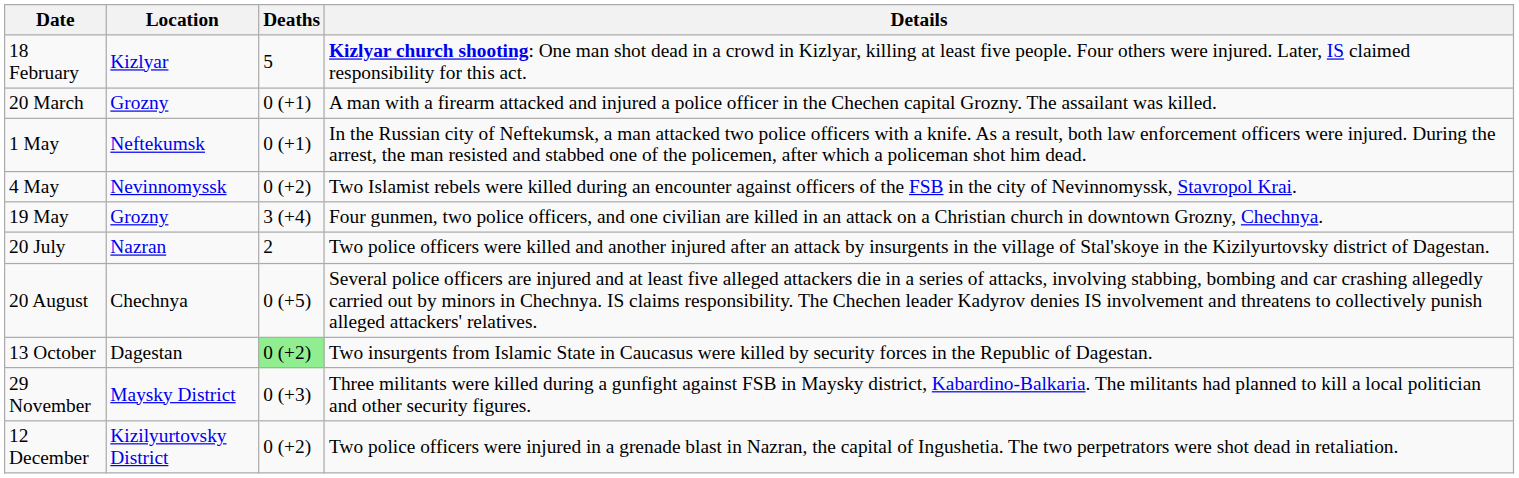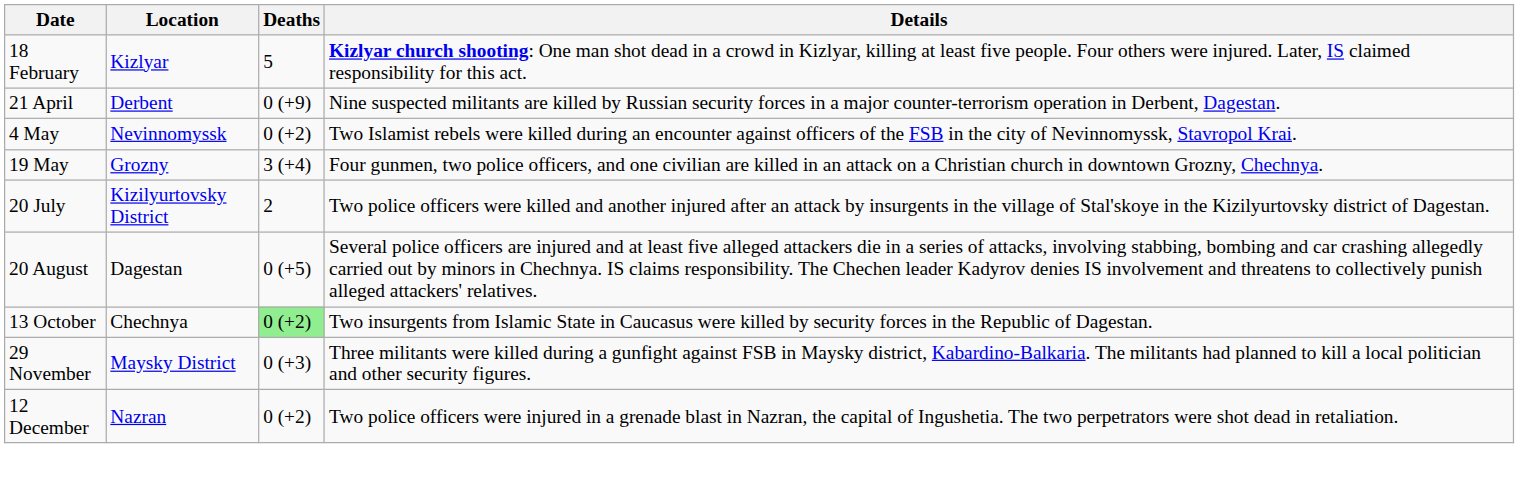- row: (46, 103)
+ row: (41, 103)
- row: (34, 144)
(138, 247) Nazran -> (168, 206) Kizilyurtovsky District
(149, 300) Chechnya -> (146, 269) Dagestan
(146, 352) Dagestan -> (149, 321) Chechnya
(168, 446) Kizilyurtovsky District -> (138, 415) Nazran
